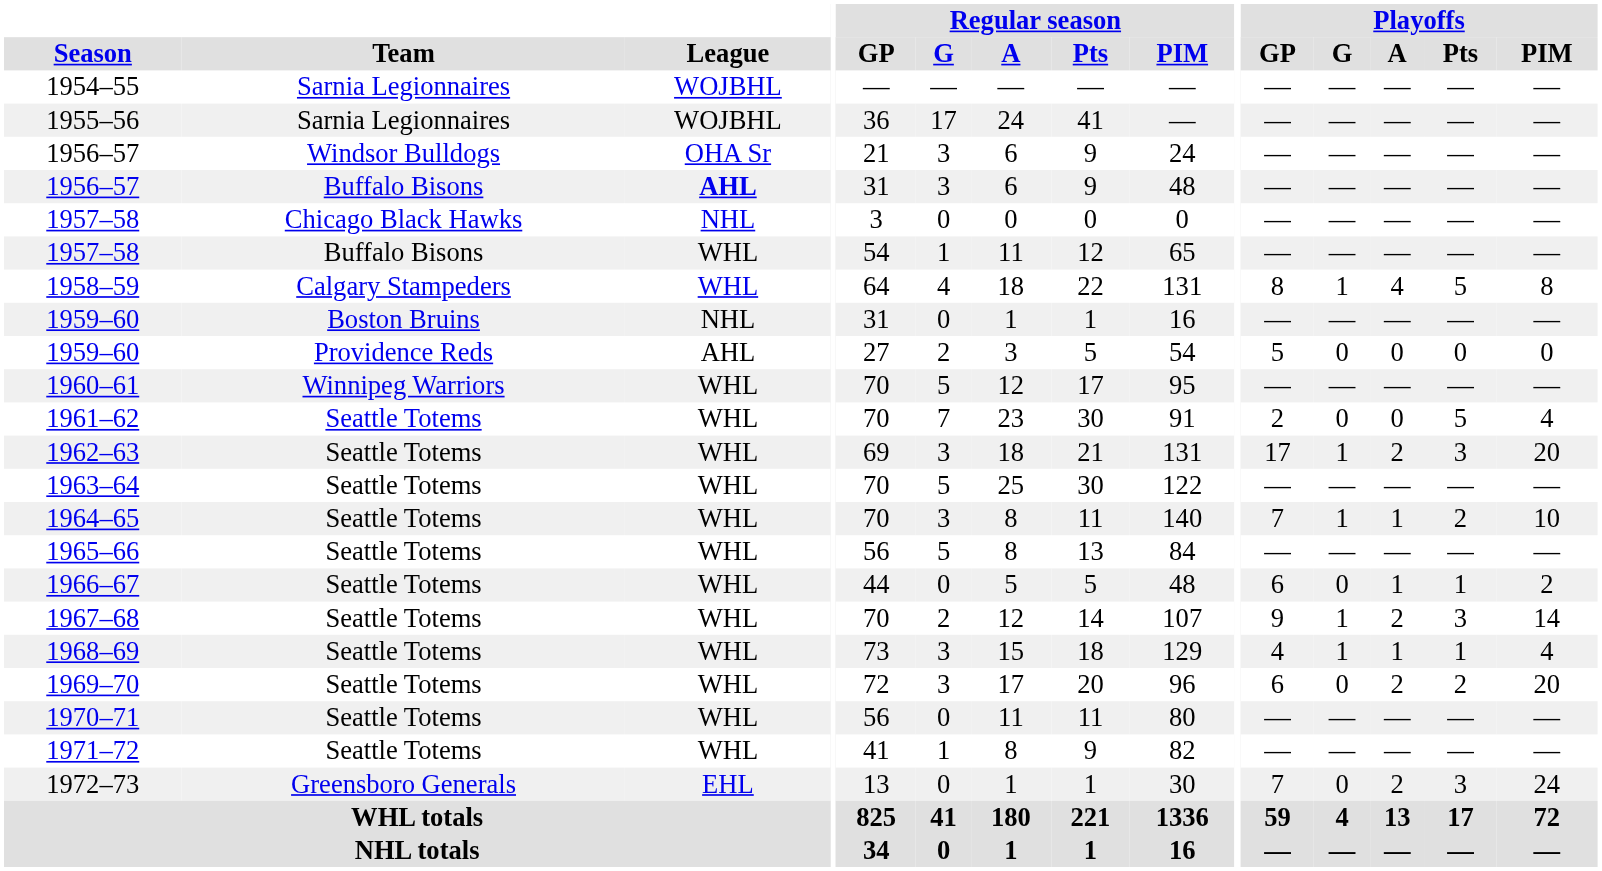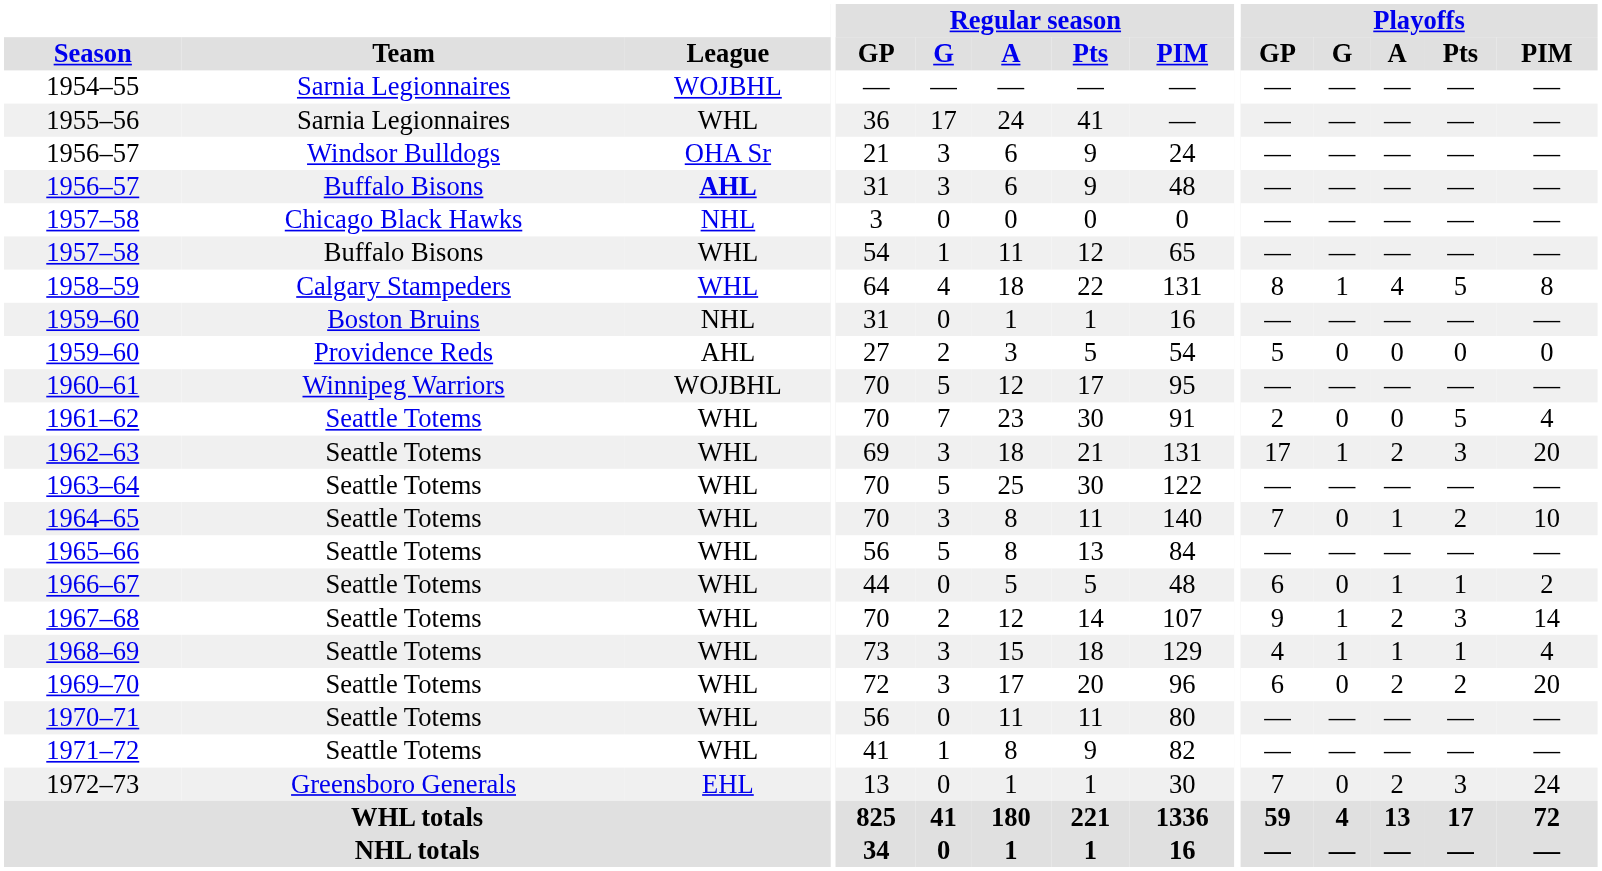(728, 119) WOJBHL -> (728, 119) WHL
(728, 385) WHL -> (728, 385) WOJBHL
(1342, 518) 1 -> (1342, 518) 0
